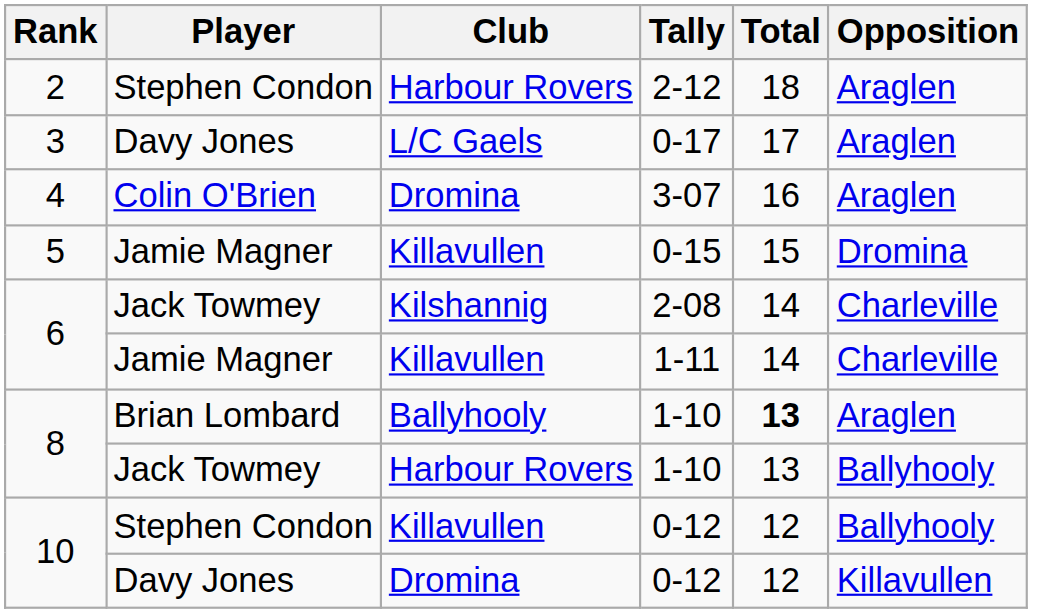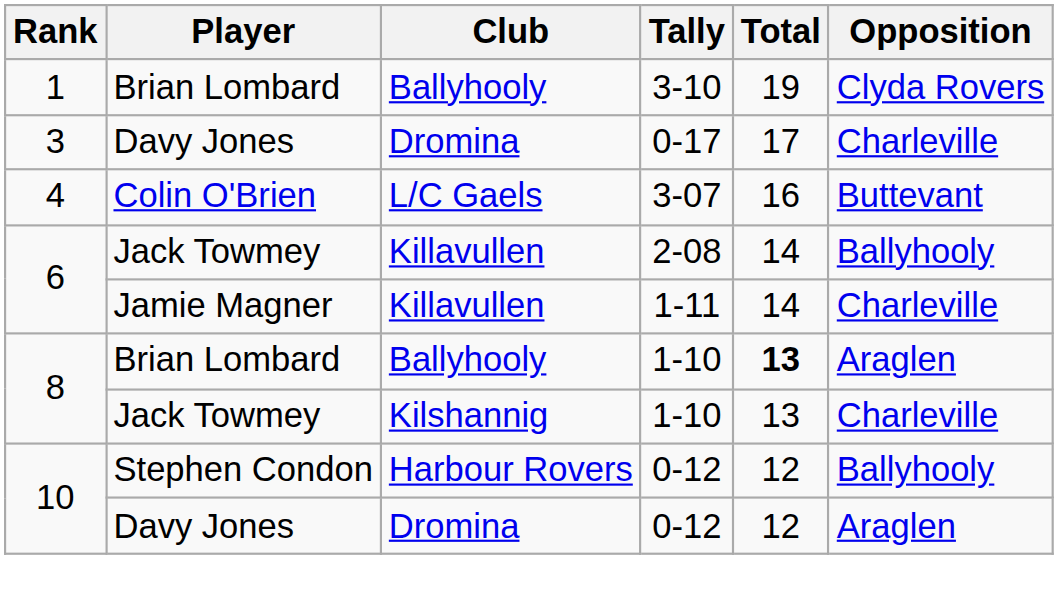+ row: (227, 86)
- row: (243, 86)
(466, 141) L/C Gaels -> (454, 141) Dromina
(896, 141) Araglen -> (917, 141) Charleville
(454, 196) Dromina -> (466, 196) L/C Gaels
(896, 196) Araglen -> (910, 196) Buttevant
- row: (223, 251)
(469, 305) Kilshannig -> (467, 251) Killavullen
(917, 305) Charleville -> (916, 251) Ballyhooly
(511, 470) Harbour Rovers -> (469, 415) Kilshannig
(916, 470) Ballyhooly -> (917, 415) Charleville
(467, 525) Killavullen -> (511, 470) Harbour Rovers
(915, 580) Killavullen -> (896, 525) Araglen
